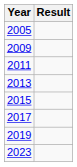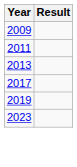- row: (19, 30)
- row: (19, 100)
